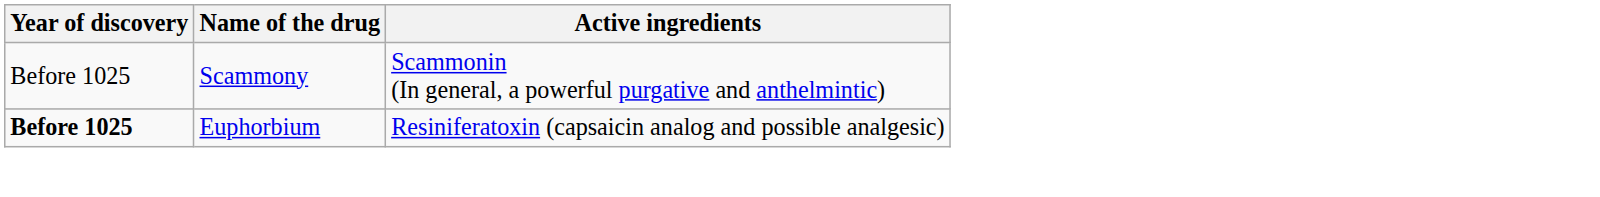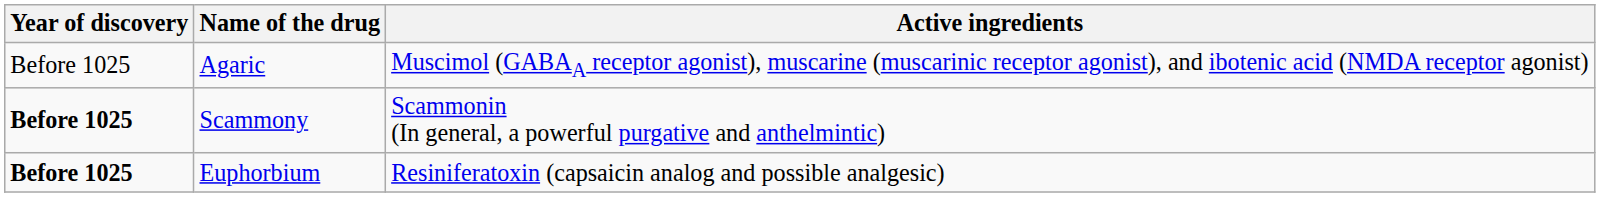+ row: (232, 65)
(70, 75) normal -> (71, 120) bold
